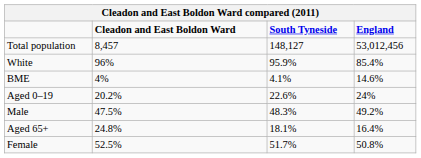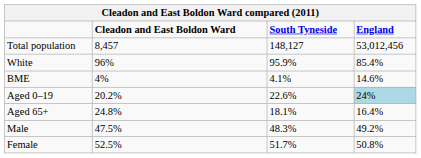(366, 95) no background -> (366, 95) lightblue background
rows swapped: (28, 128) <-> (18, 112)
